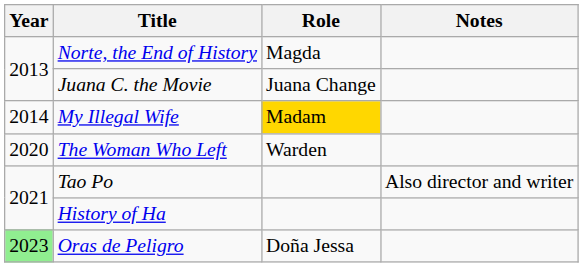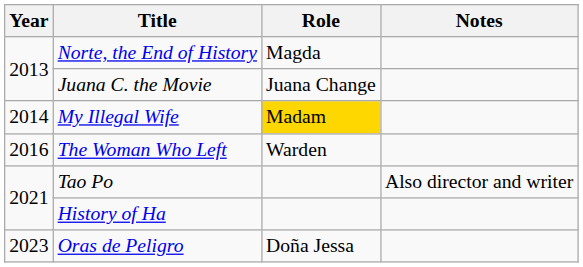(29, 149) 2020 -> (29, 149) 2016
(29, 246) lightgreen background -> (29, 246) no background
